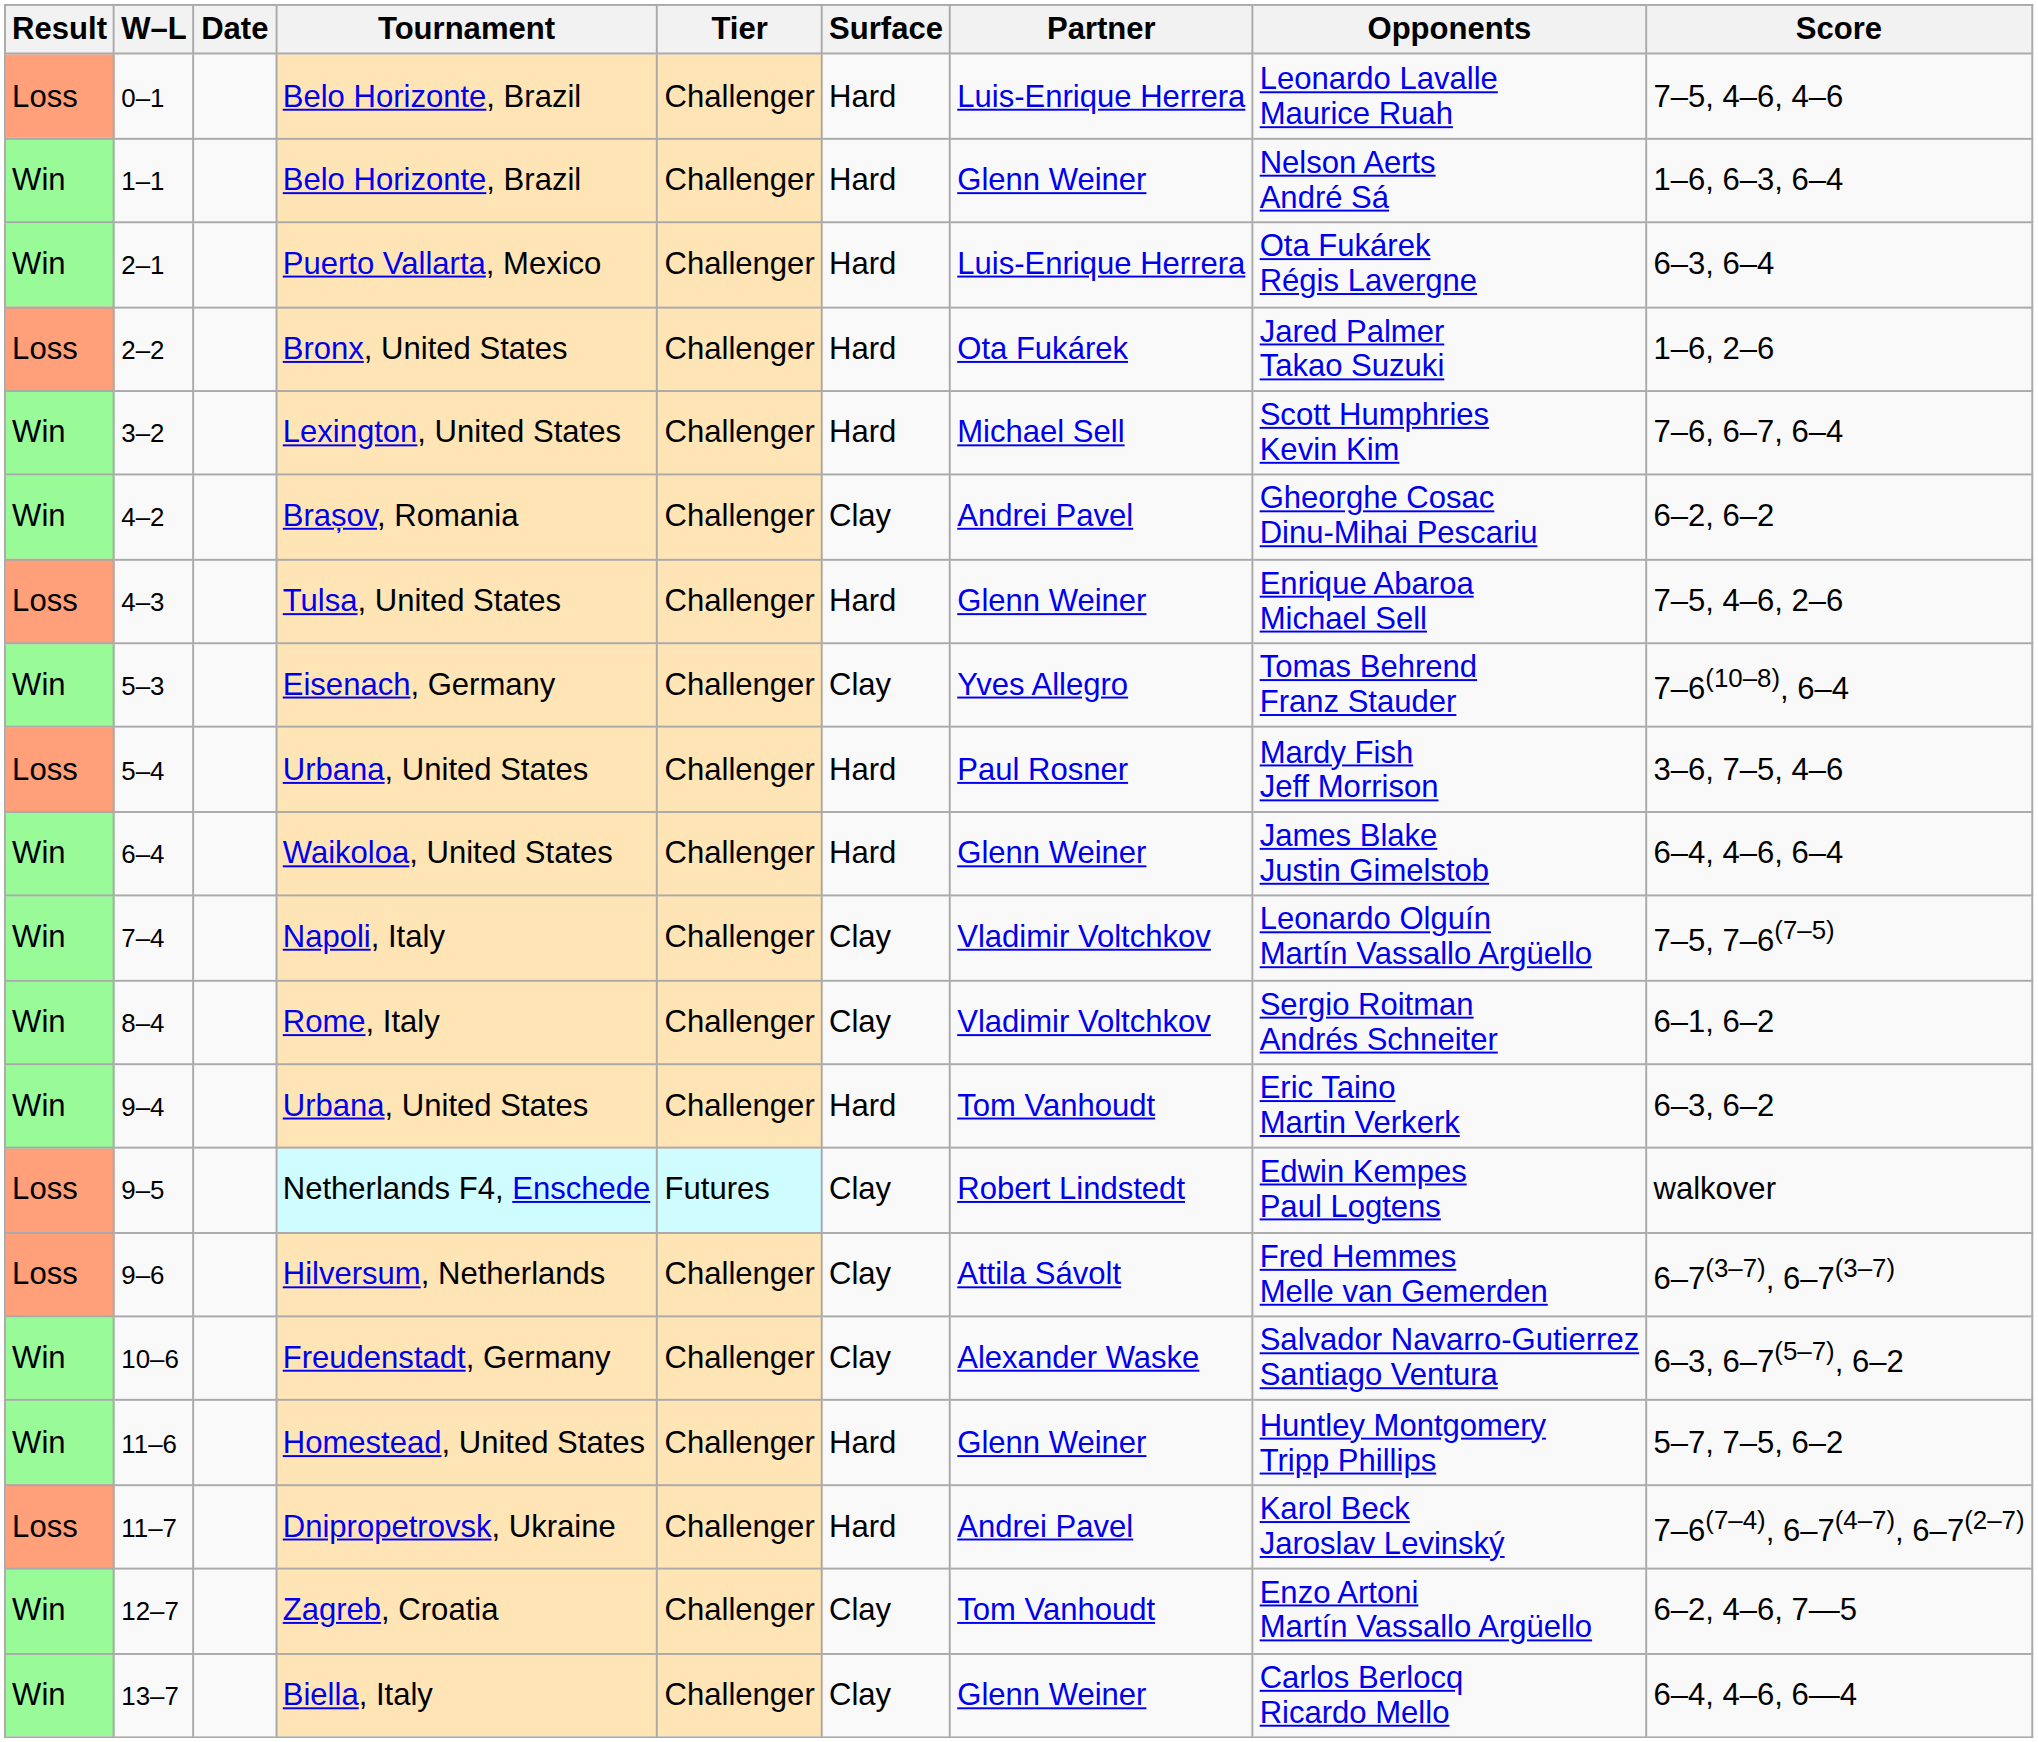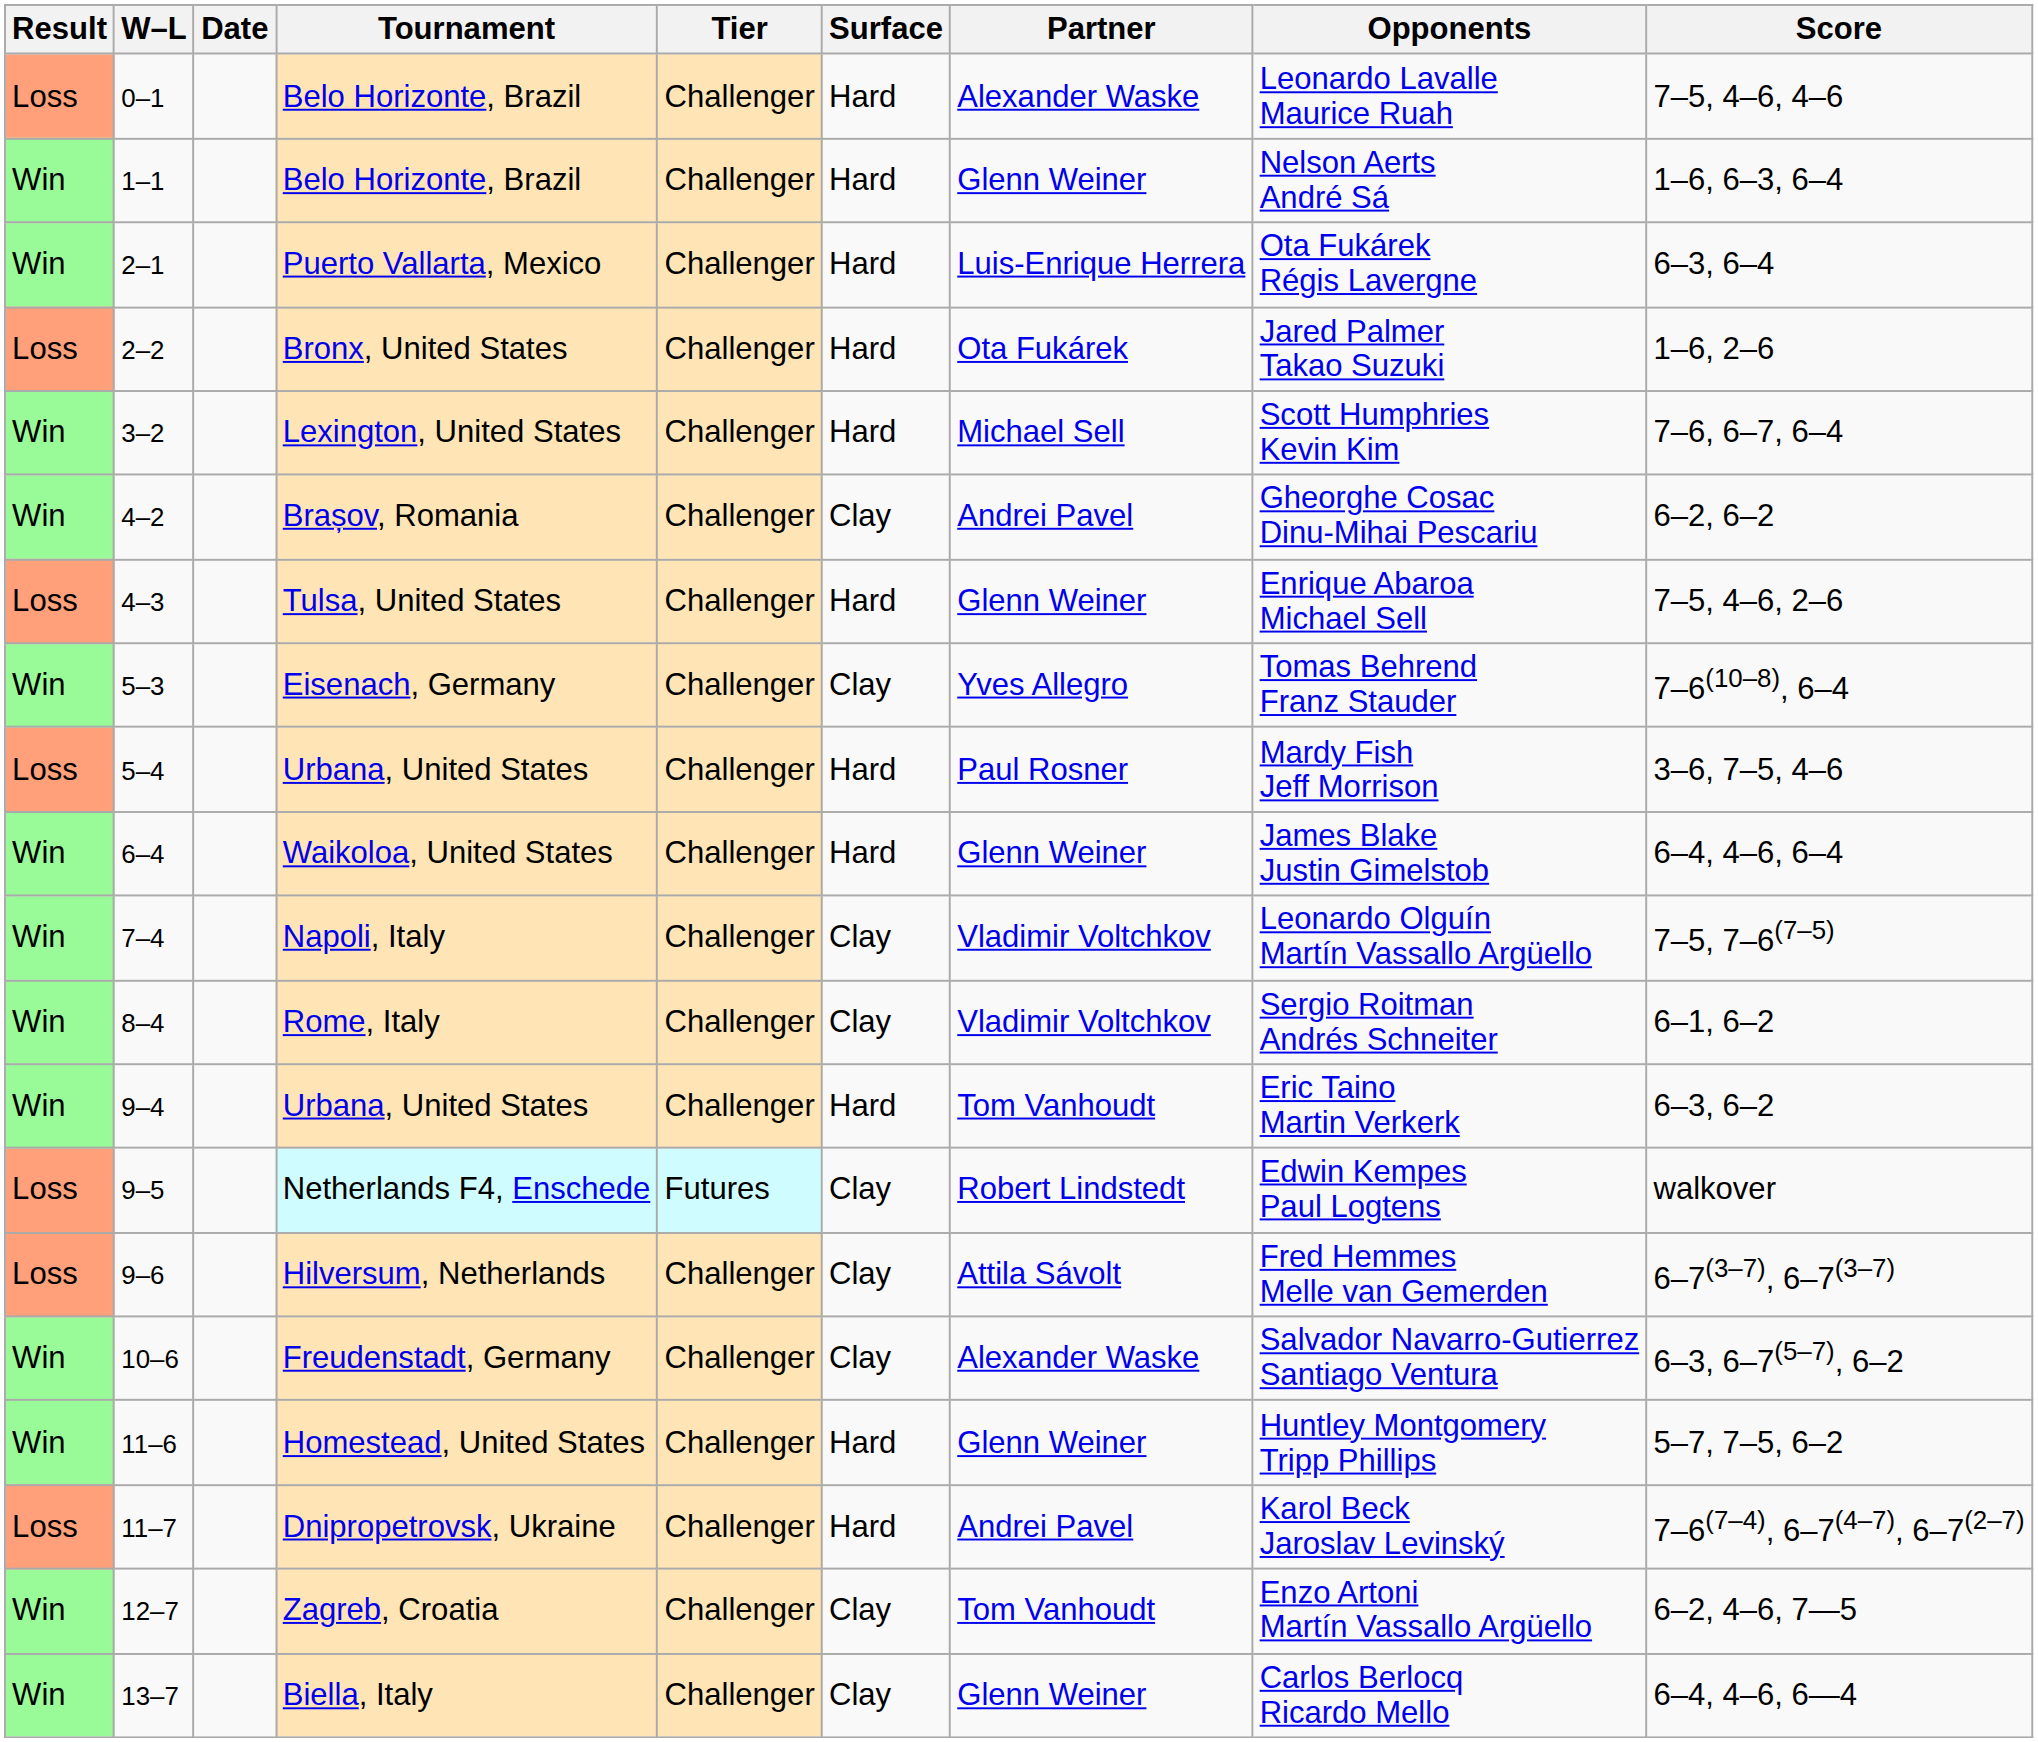(1101, 95) Luis-Enrique Herrera -> (1078, 95) Alexander Waske
